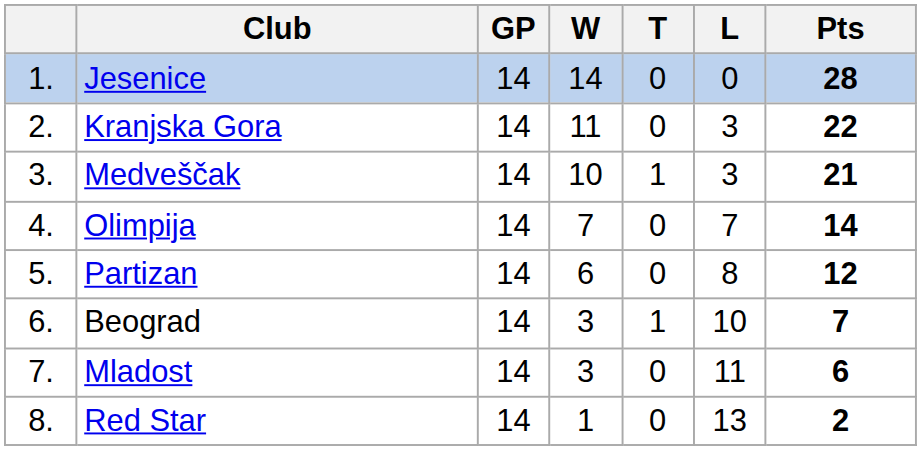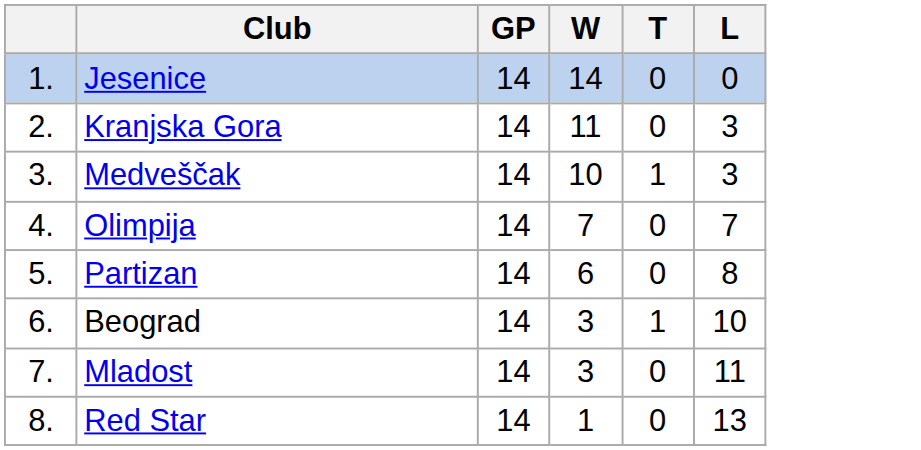- column: (841, 28)
